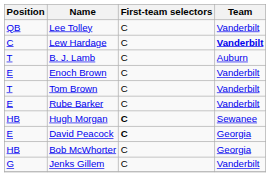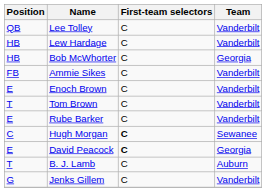(10, 43) C -> (13, 43) HB
(240, 43) bold -> (238, 43) normal
rows swapped: (83, 150) <-> (72, 58)
+ row: (77, 73)
(13, 119) HB -> (10, 134) C
